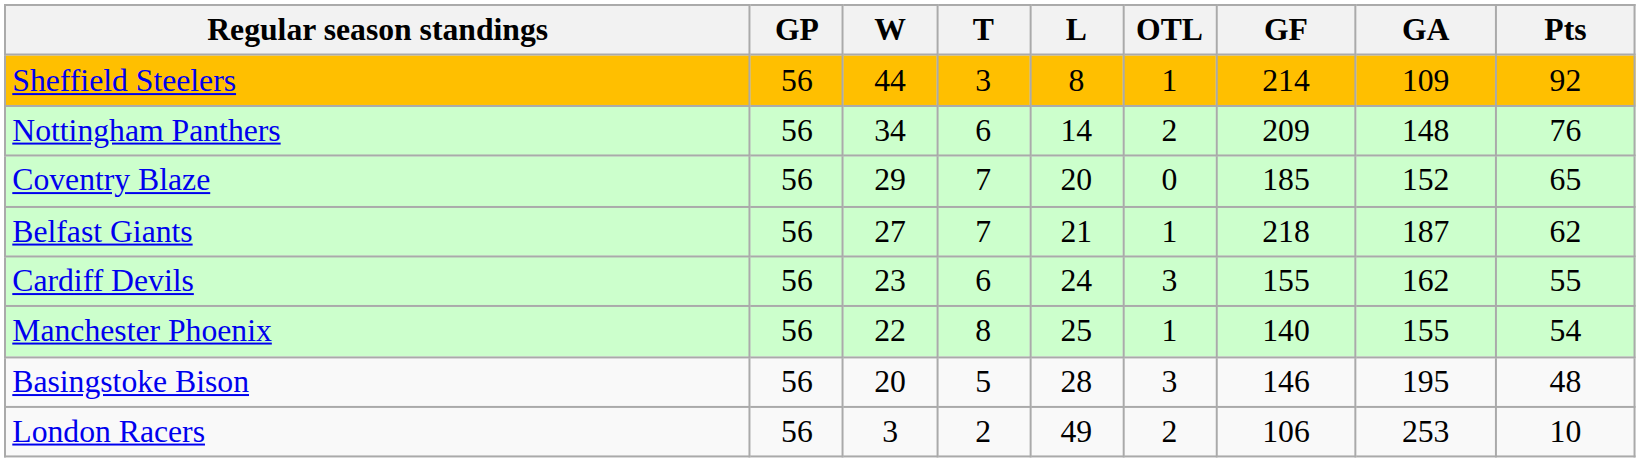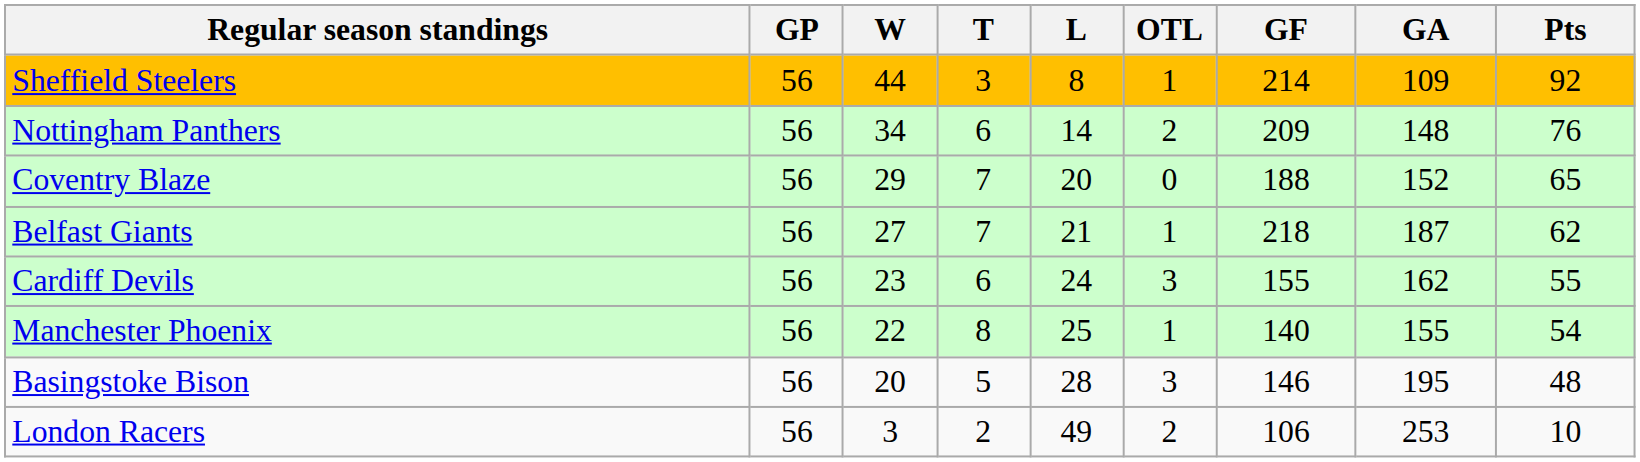(1286, 180) 185 -> (1286, 180) 188
